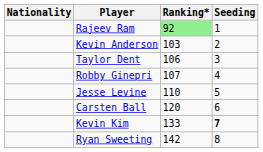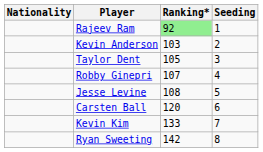(172, 60) 106 -> (172, 60) 105
(172, 92) 110 -> (172, 92) 108
(217, 124) bold -> (217, 124) normal
